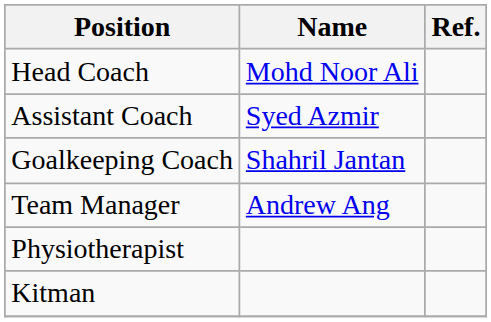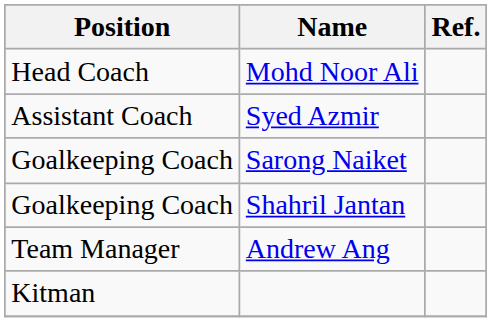+ row: (122, 159)
- row: (98, 248)
